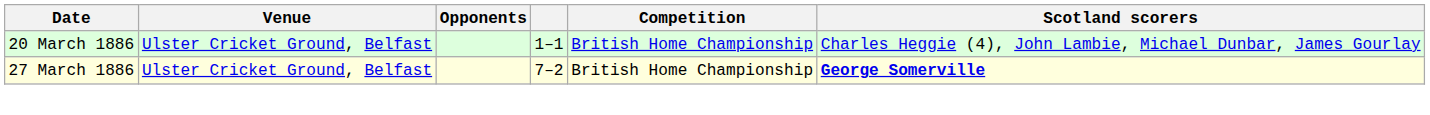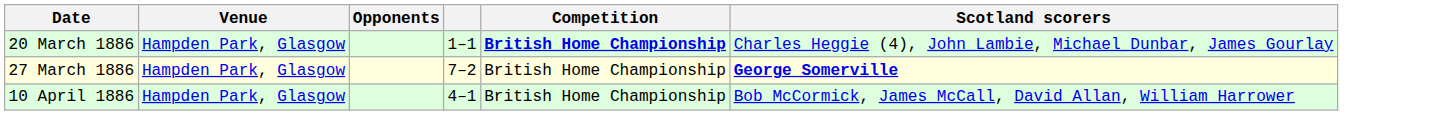(287, 44) Ulster Cricket Ground, Belfast -> (243, 44) Hampden Park, Glasgow
(692, 44) normal -> (605, 44) bold
(287, 70) Ulster Cricket Ground, Belfast -> (243, 70) Hampden Park, Glasgow
+ row: (71, 97)
